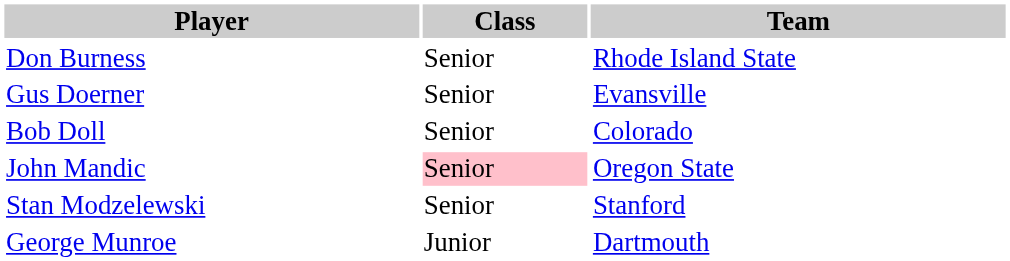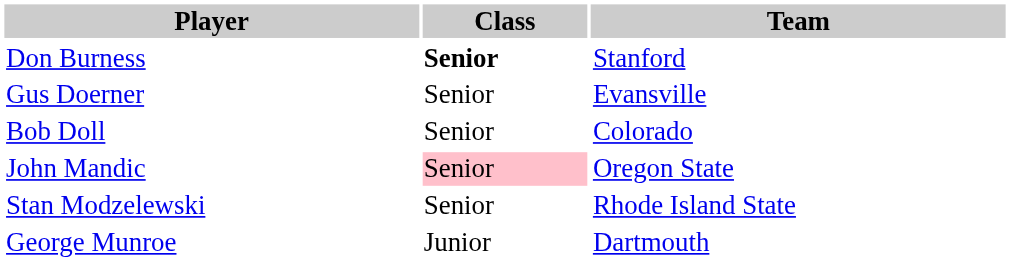(459, 57) normal -> (461, 57) bold
(694, 57) Rhode Island State -> (639, 57) Stanford
(639, 205) Stanford -> (694, 205) Rhode Island State
